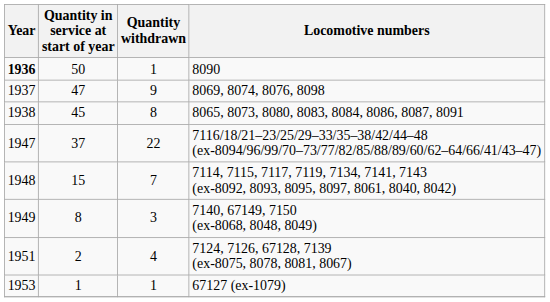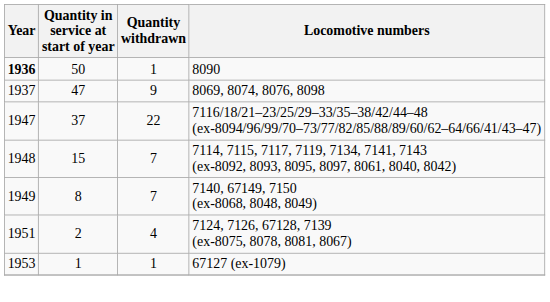- row: (328, 113)
(153, 218) 3 -> (153, 196) 7
